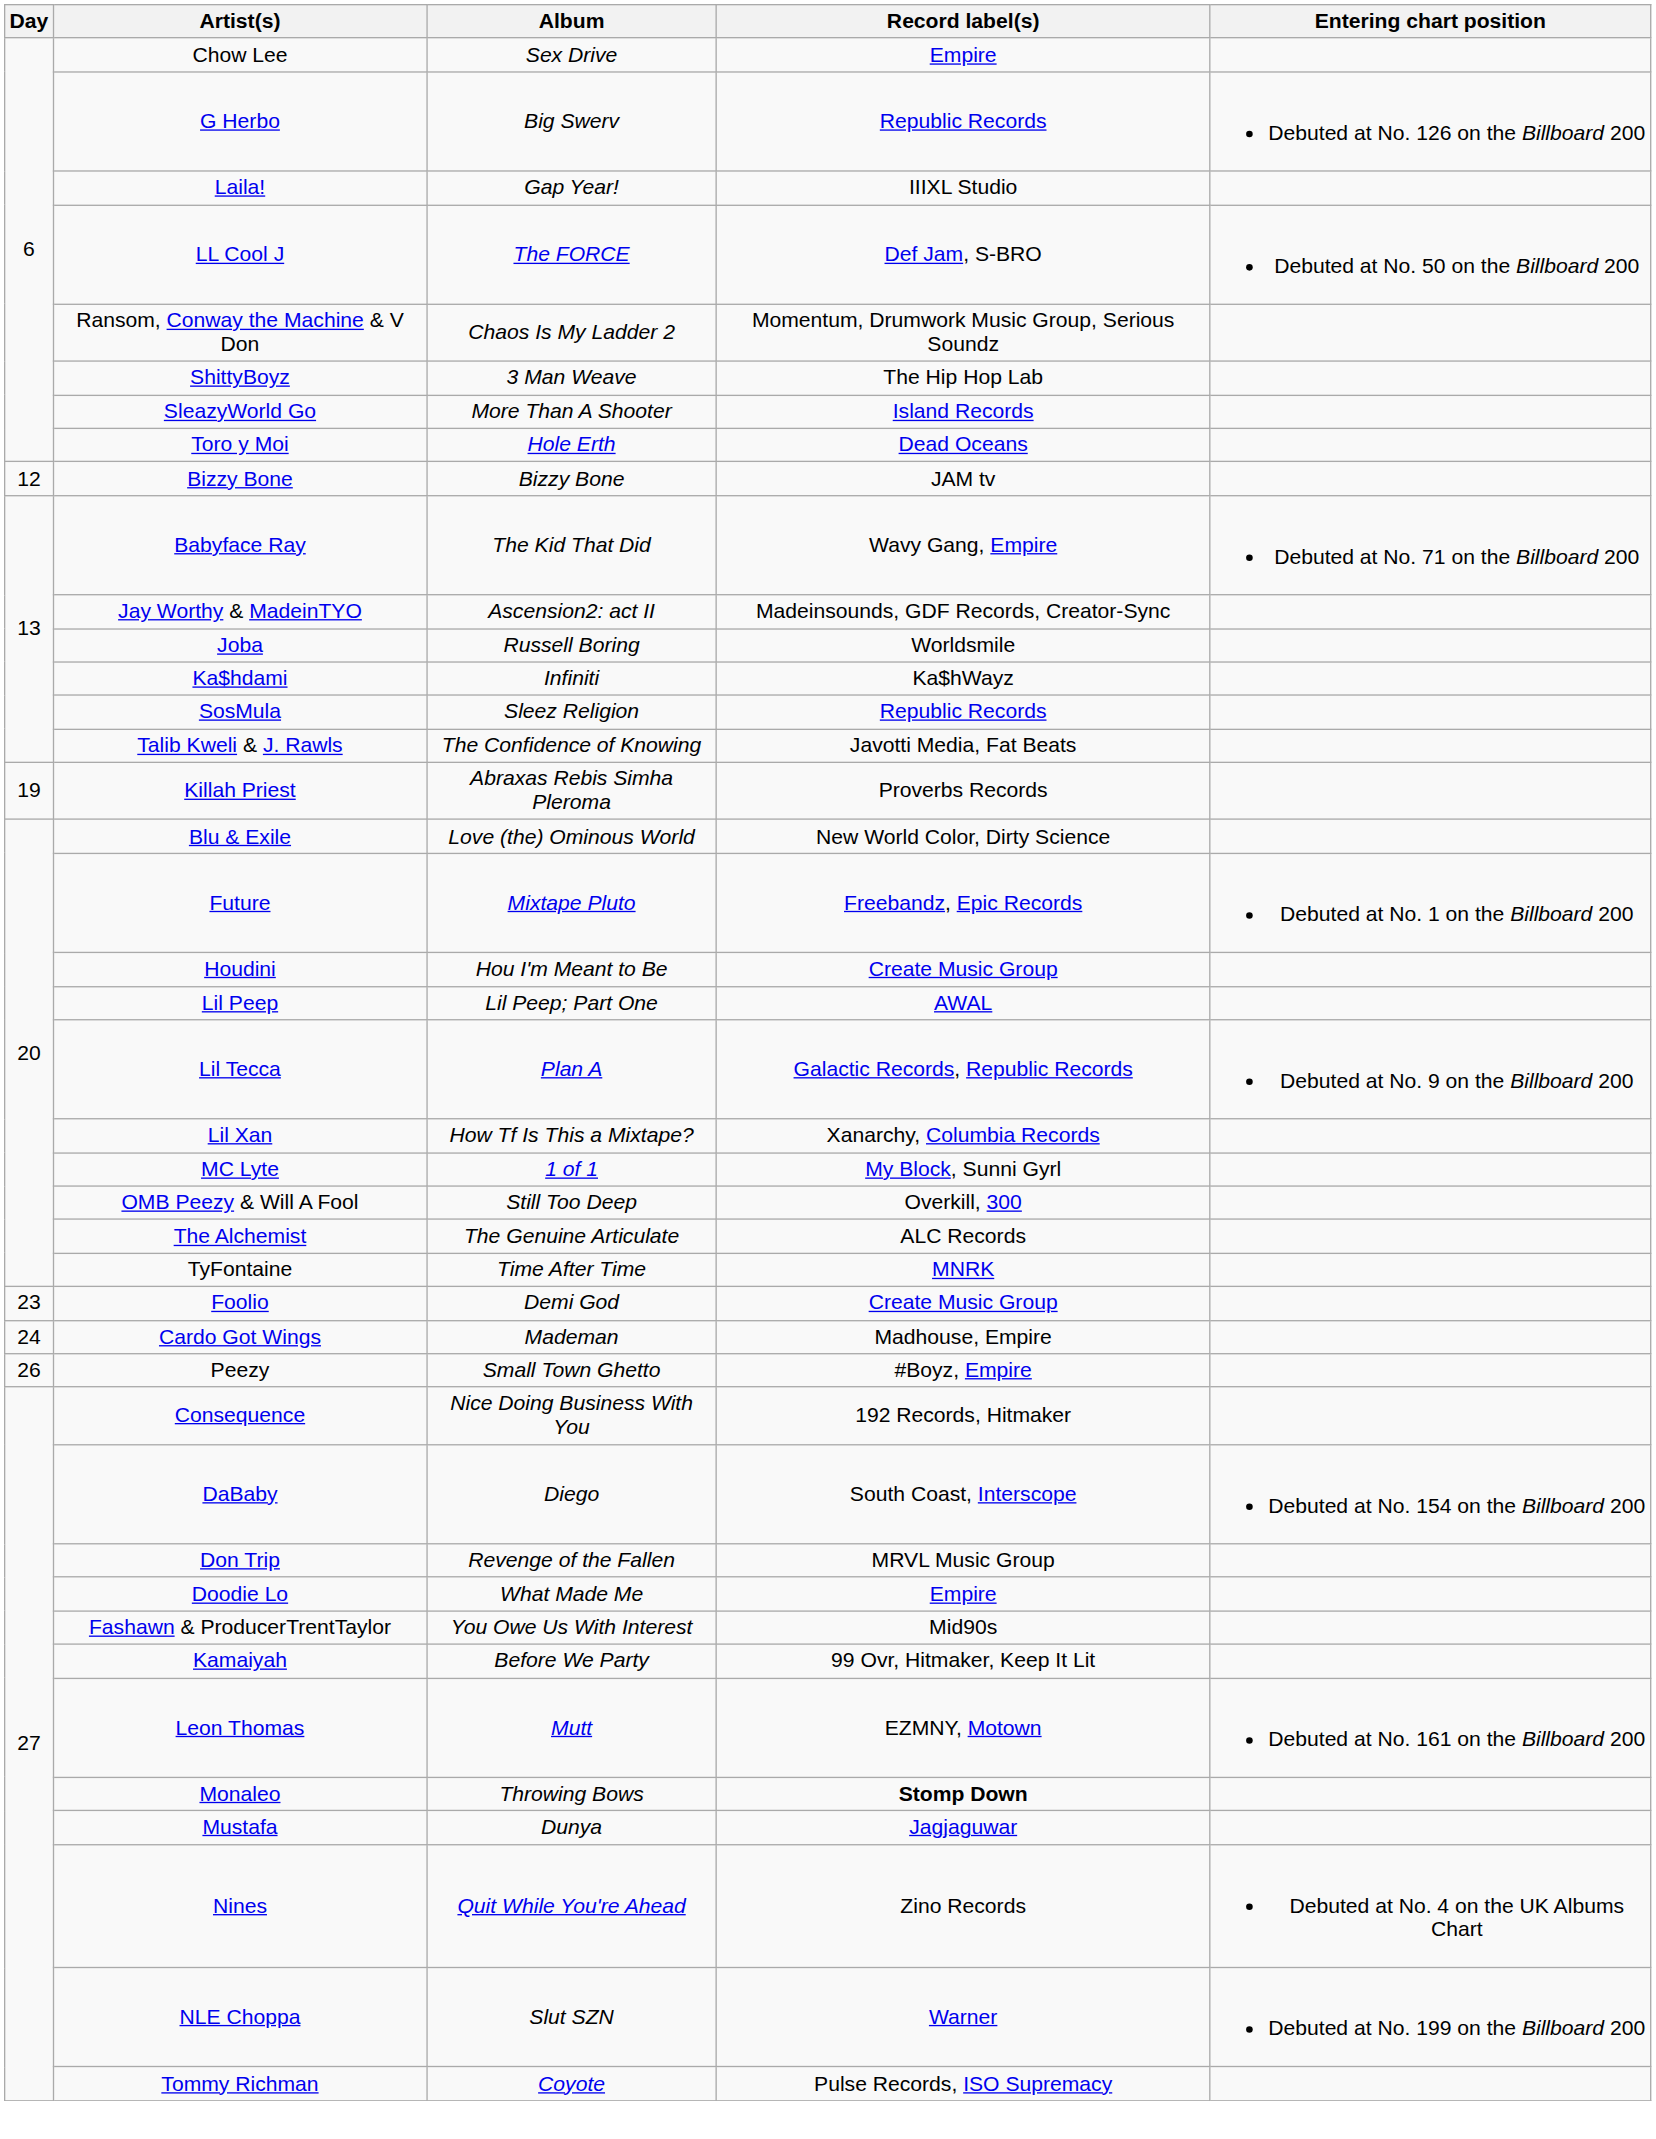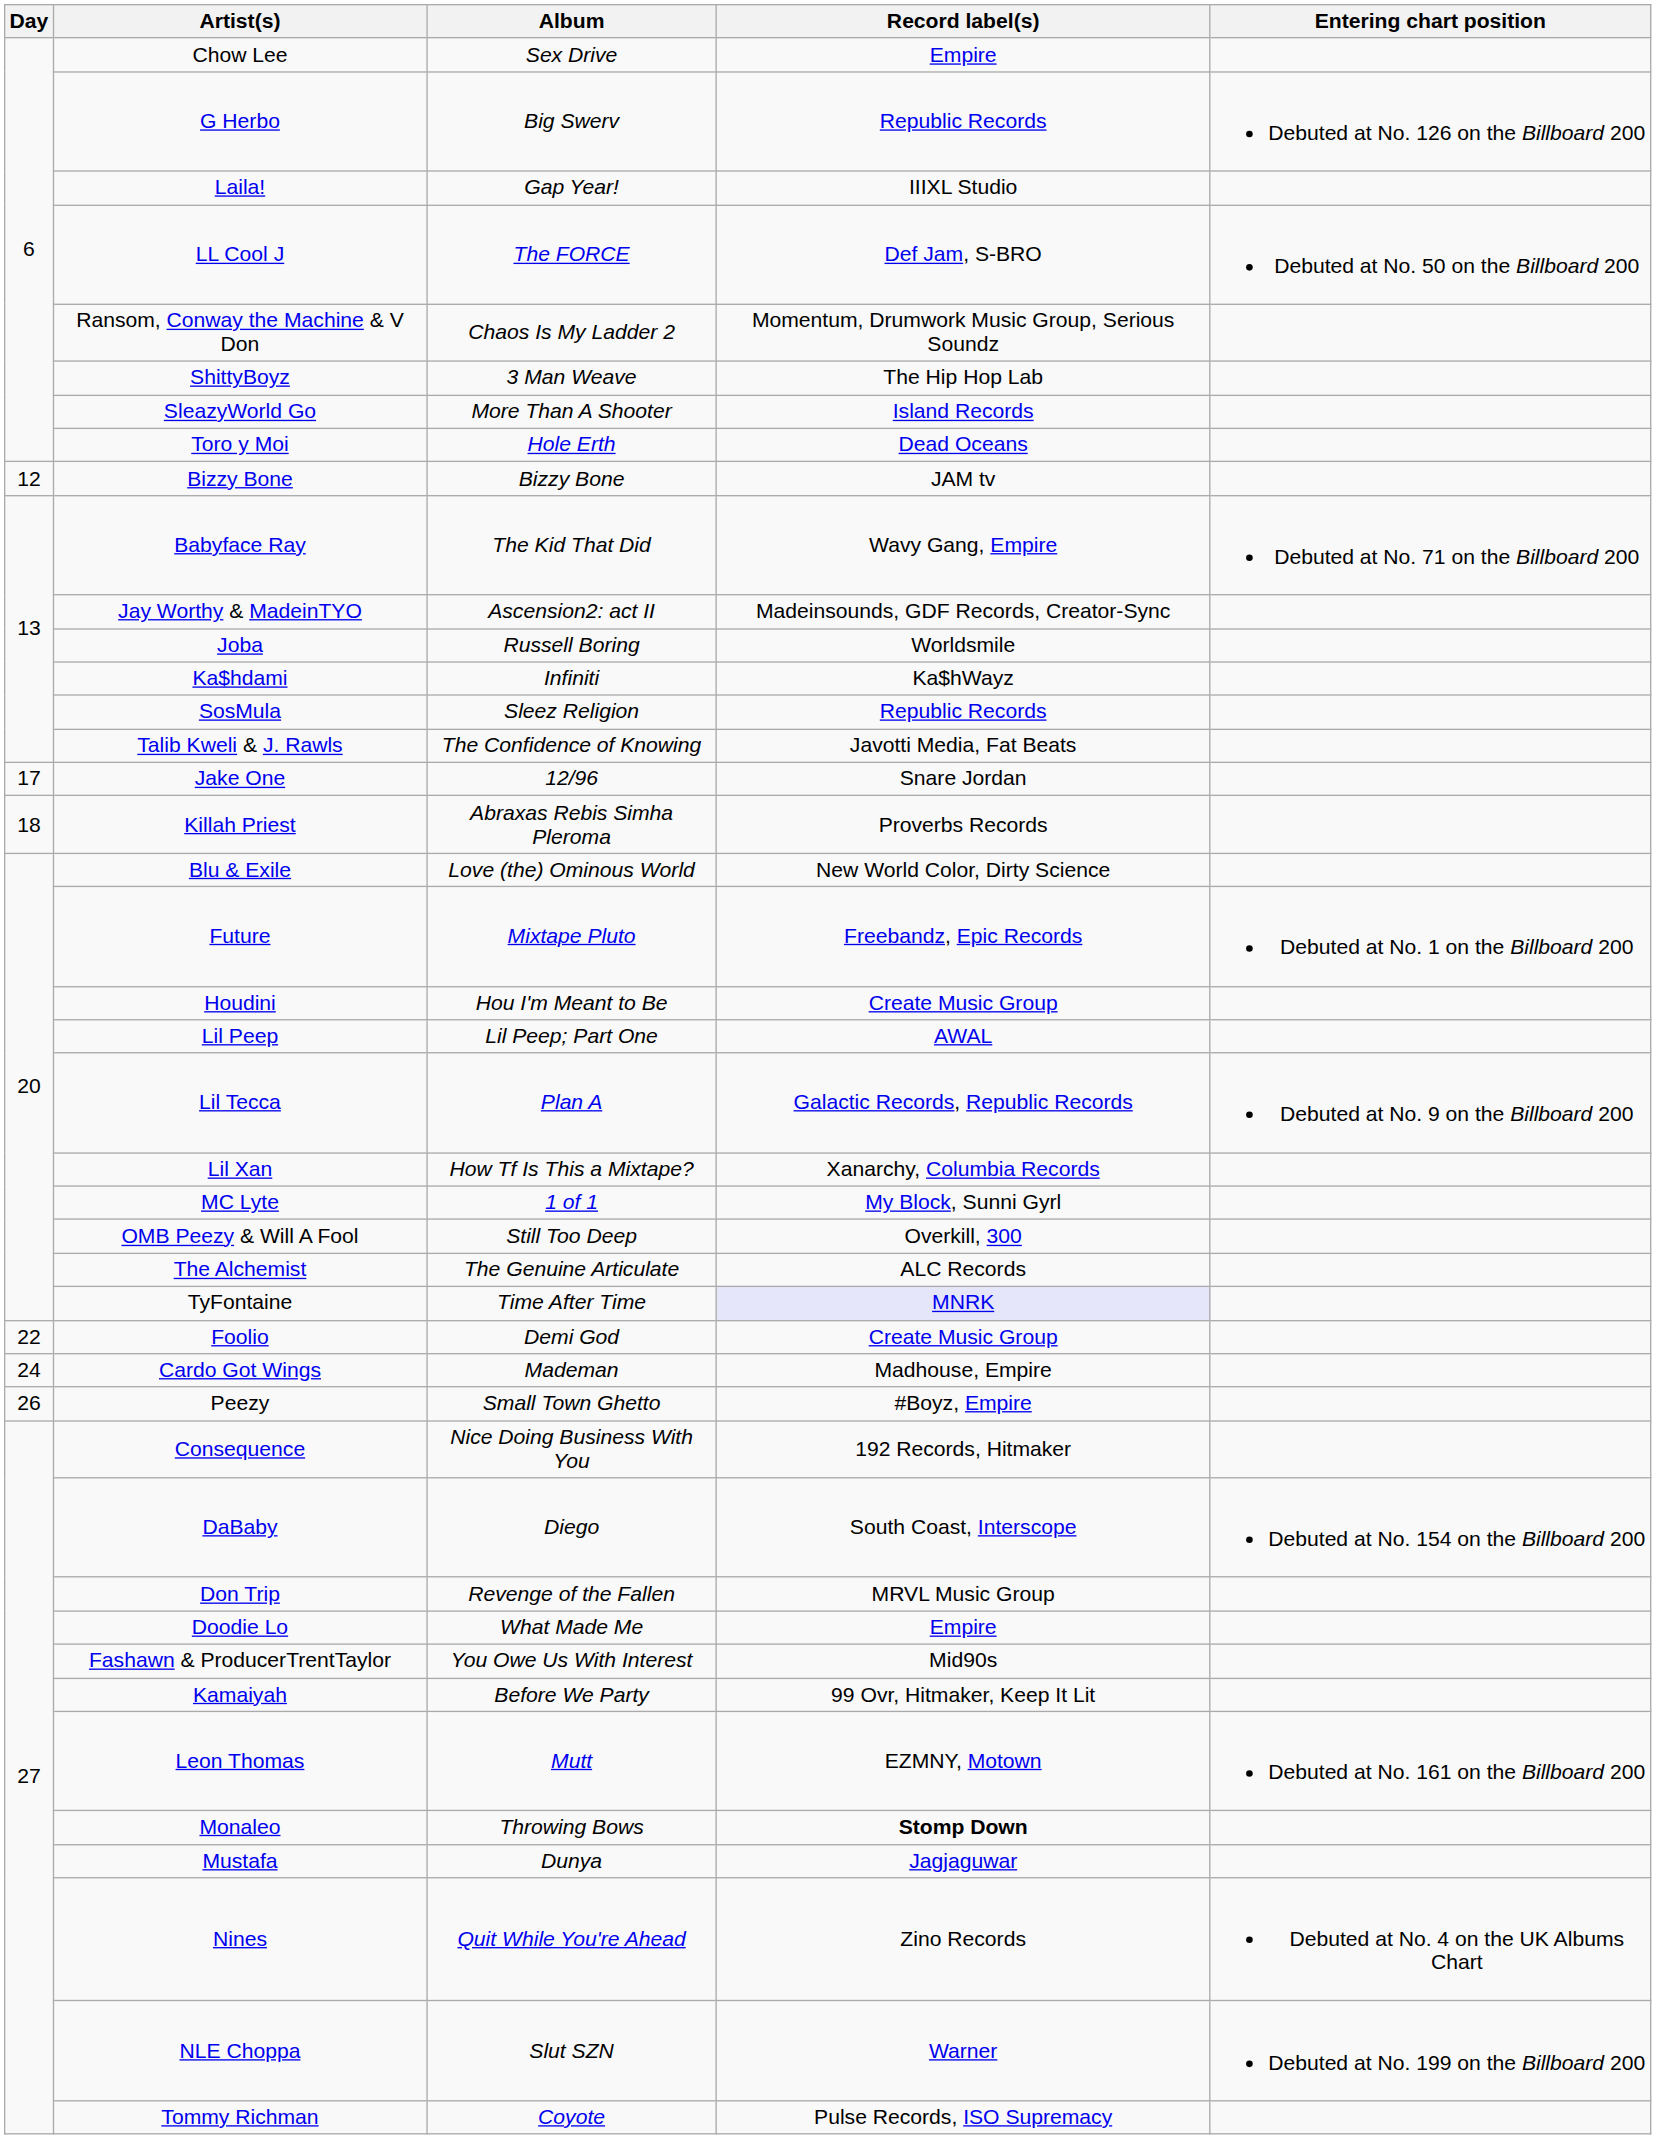+ row: (240, 778)
(29, 790) 19 -> (29, 824) 18
(963, 1269) no background -> (963, 1303) lavender background
(29, 1303) 23 -> (29, 1336) 22
